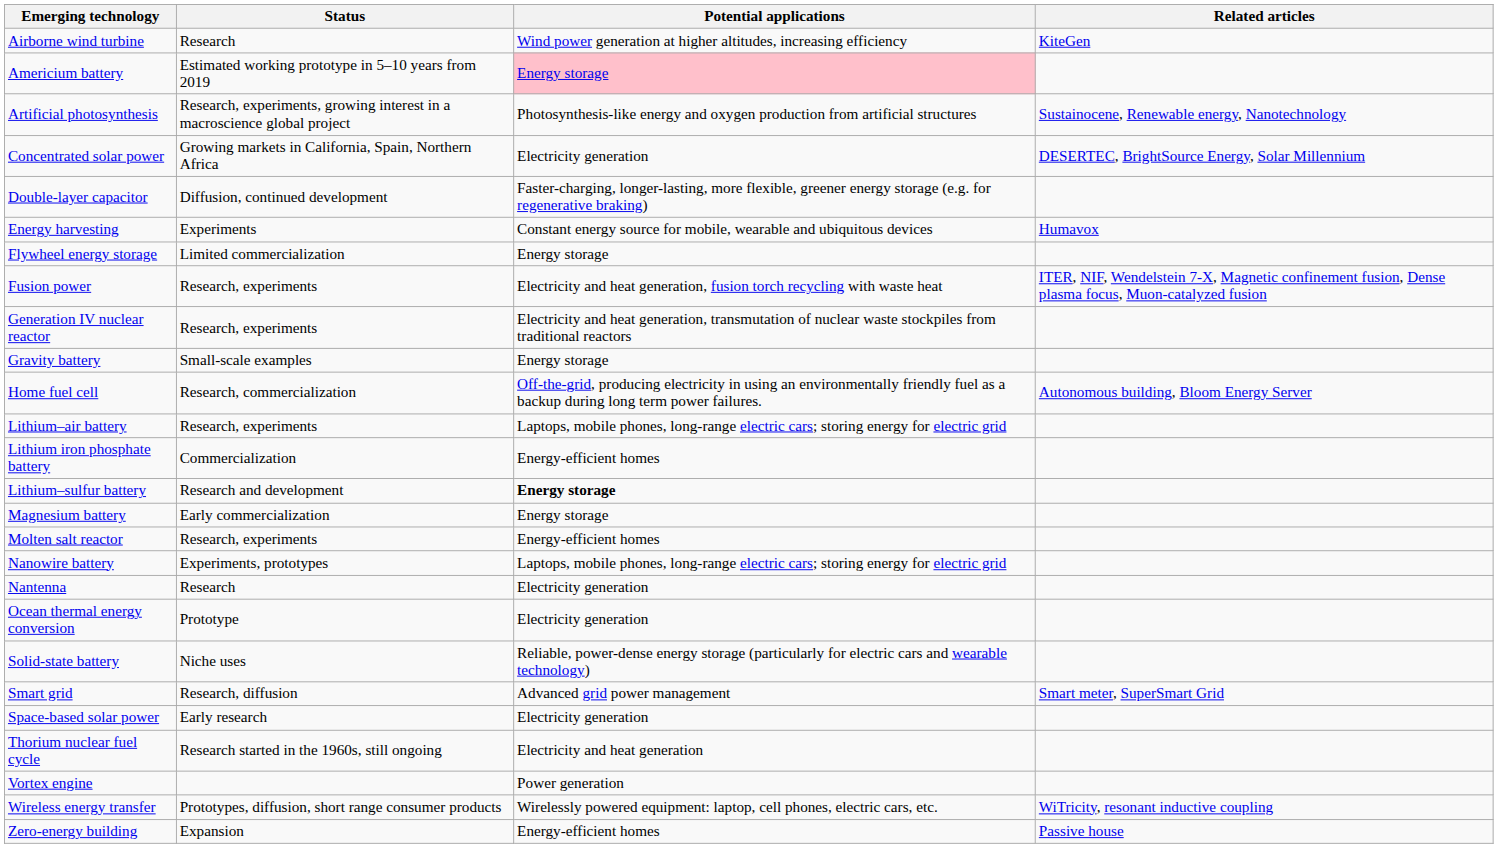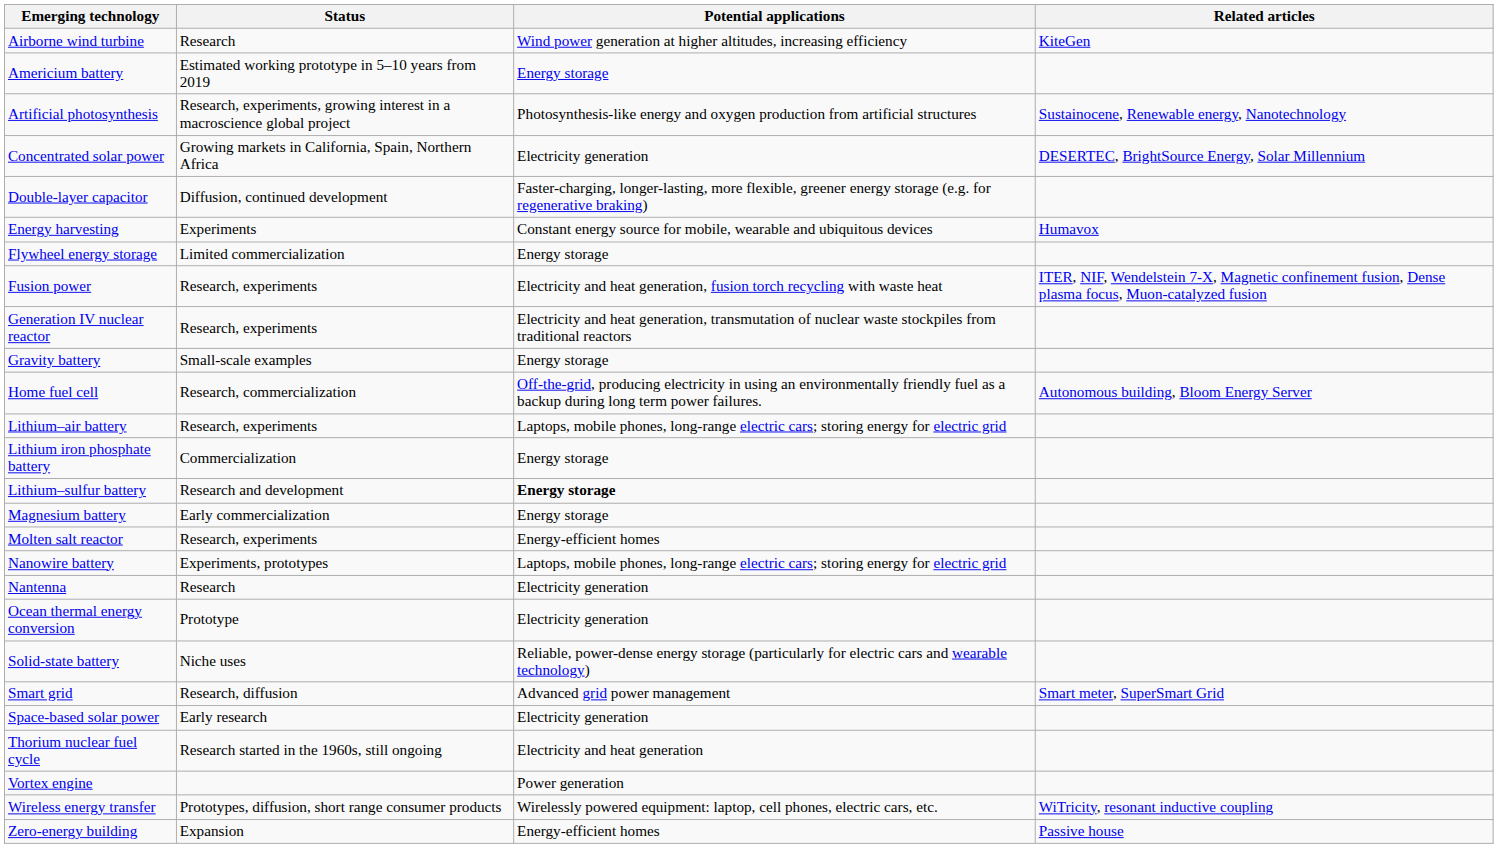(563, 73) pink background -> (563, 73) no background
(588, 458) Energy-efficient homes -> (563, 458) Energy storage
